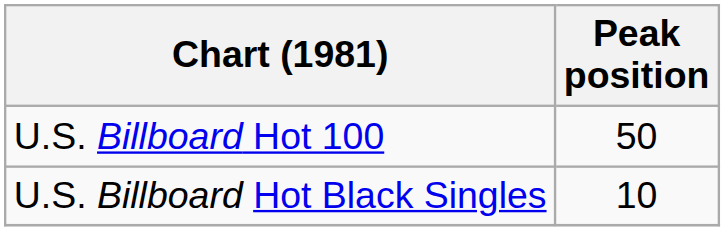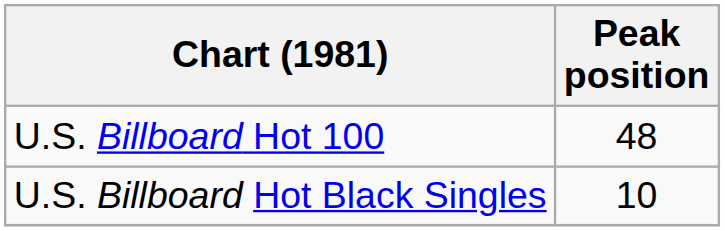(637, 135) 50 -> (637, 135) 48
